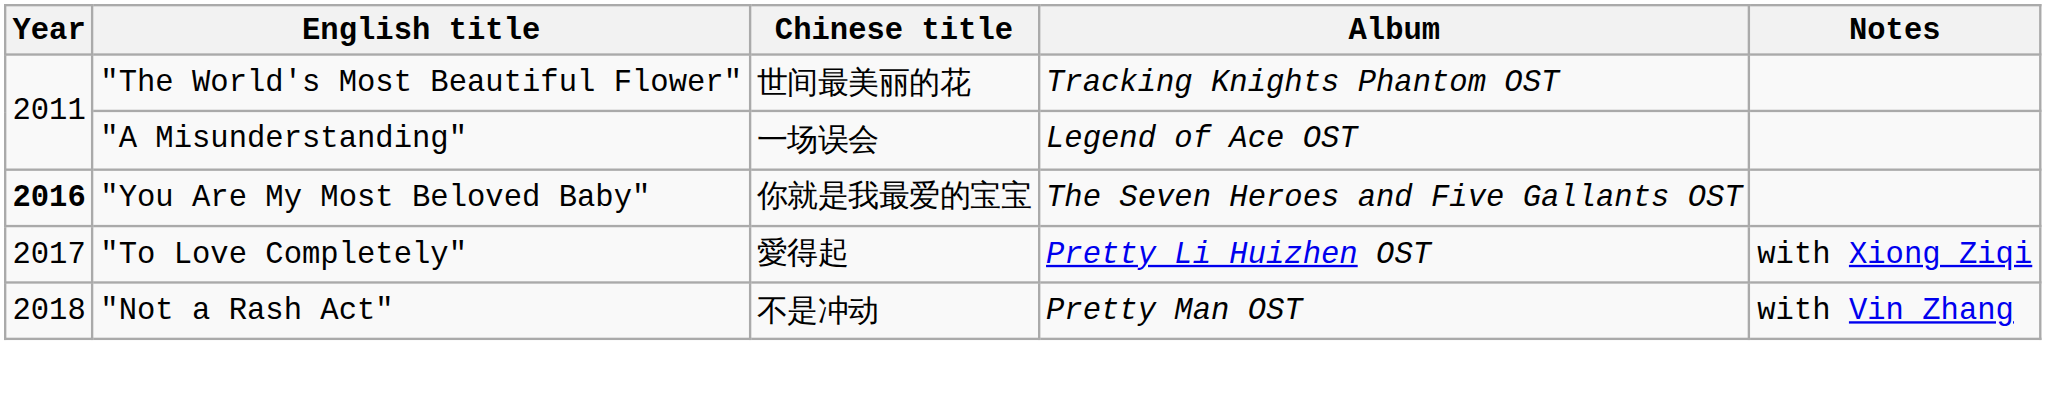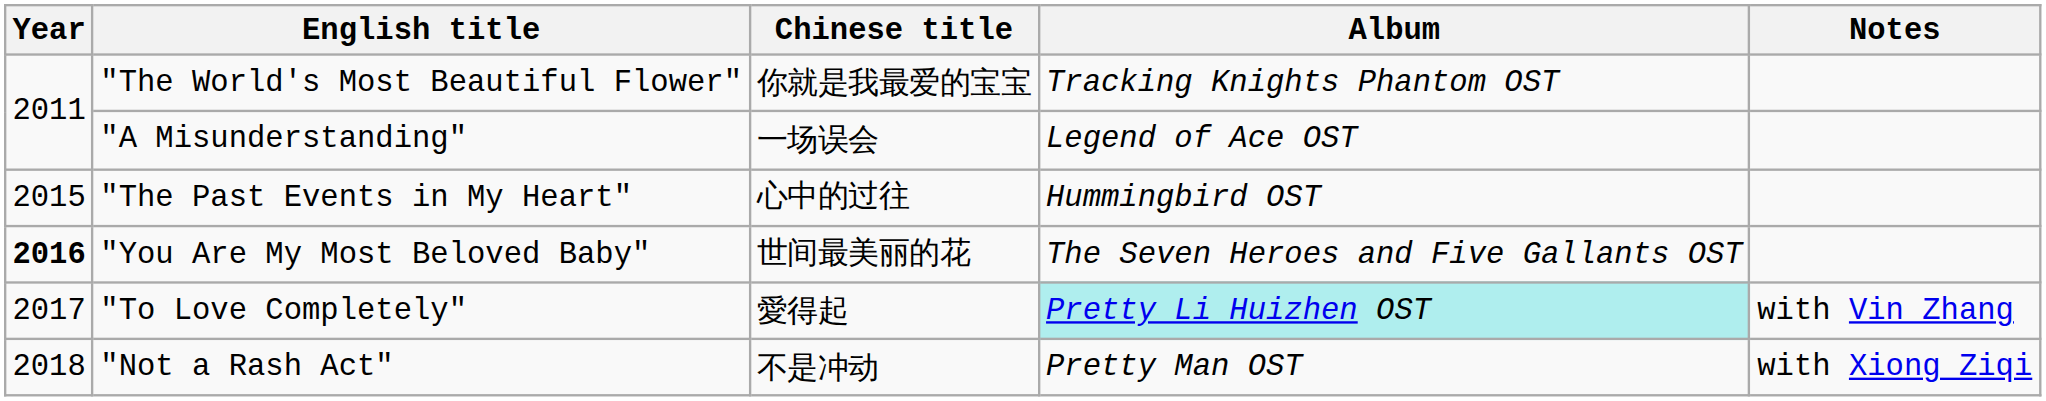(863, 85) 世间最美丽的花 -> (894, 85) 你就是我最爱的宝宝
+ row: (366, 197)
(894, 198) 你就是我最爱的宝宝 -> (863, 255) 世间最美丽的花
(1239, 254) no background -> (1239, 311) paleturquoise background
(1895, 254) with Xiong Ziqi -> (1886, 311) with Vin Zhang
(1886, 311) with Vin Zhang -> (1895, 368) with Xiong Ziqi
